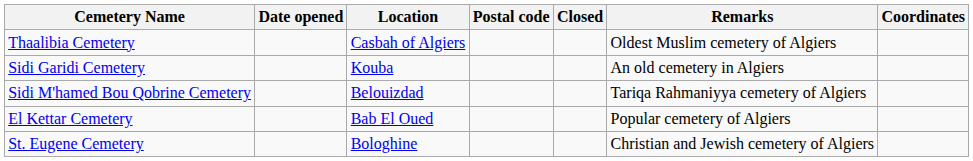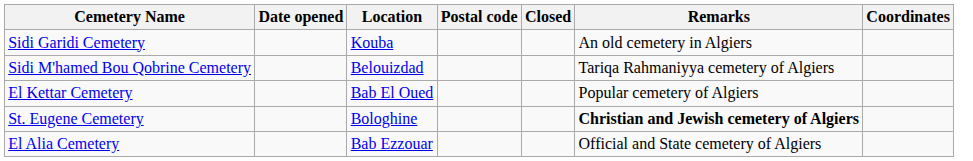- row: (71, 42)
(742, 144) normal -> (719, 118) bold
+ row: (64, 144)
